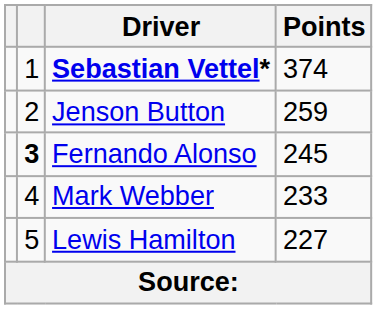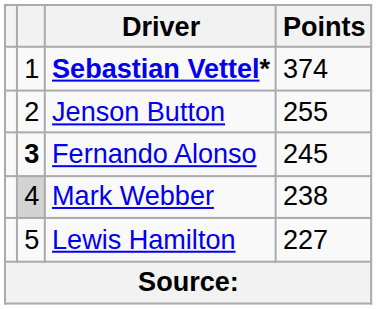(305, 111) 259 -> (305, 111) 255
(32, 197) no background -> (32, 197) lightgrey background
(305, 197) 233 -> (305, 197) 238
